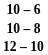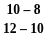- row: (23, 9)
